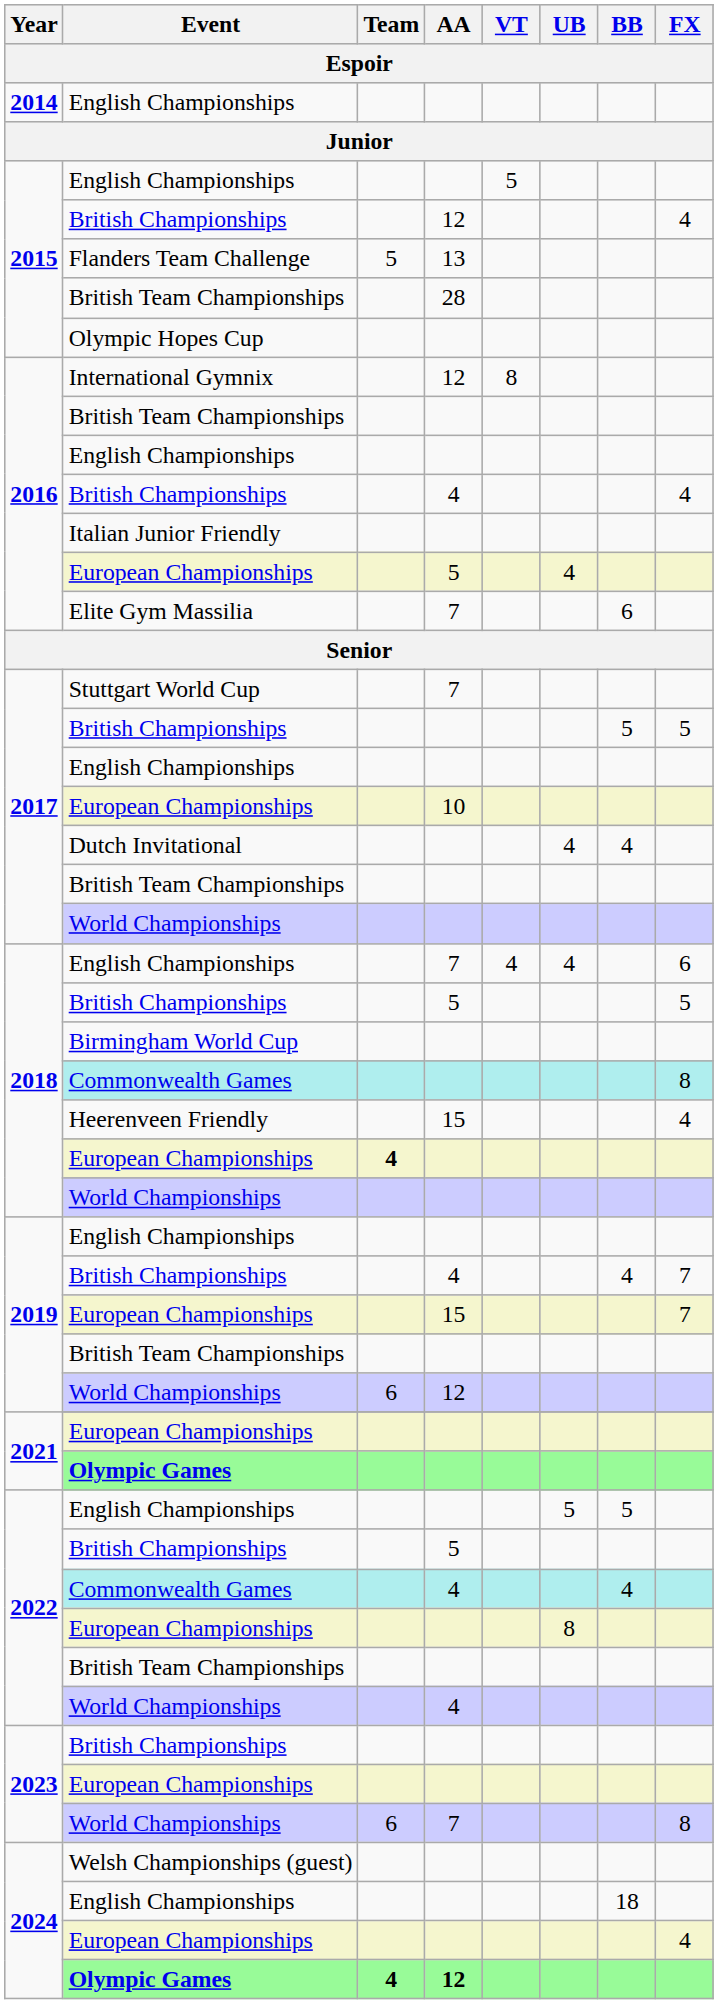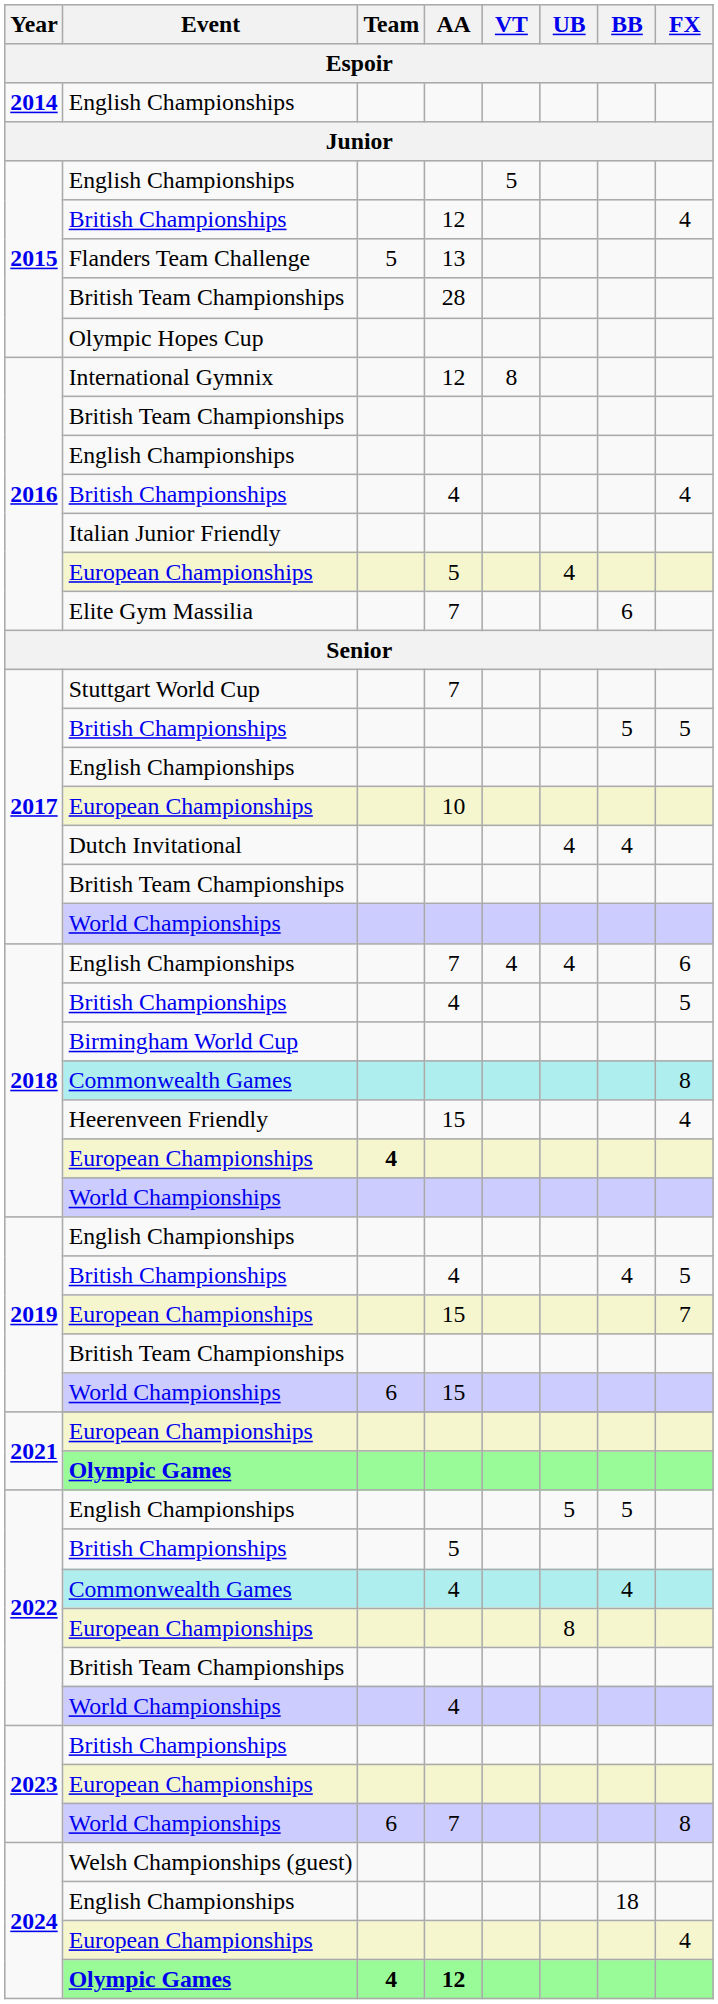(454, 1001) 5 -> (454, 1001) 4
(685, 1275) 7 -> (685, 1275) 5
(454, 1392) 12 -> (454, 1392) 15
